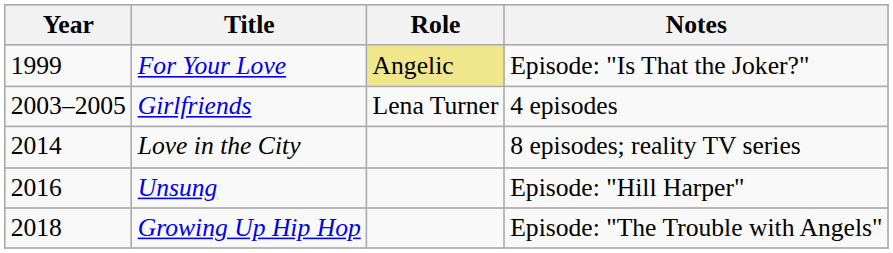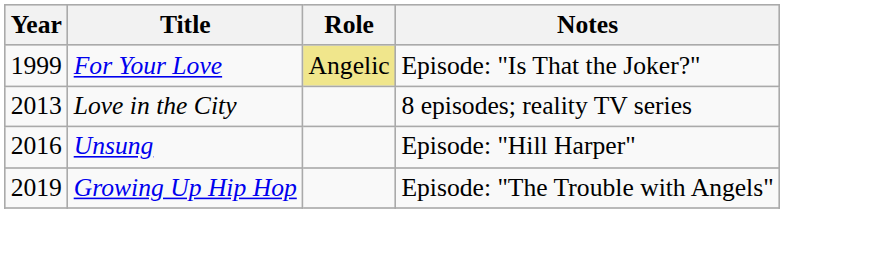- row: (195, 106)
(36, 146) 2014 -> (36, 106) 2013
(36, 227) 2018 -> (36, 187) 2019
